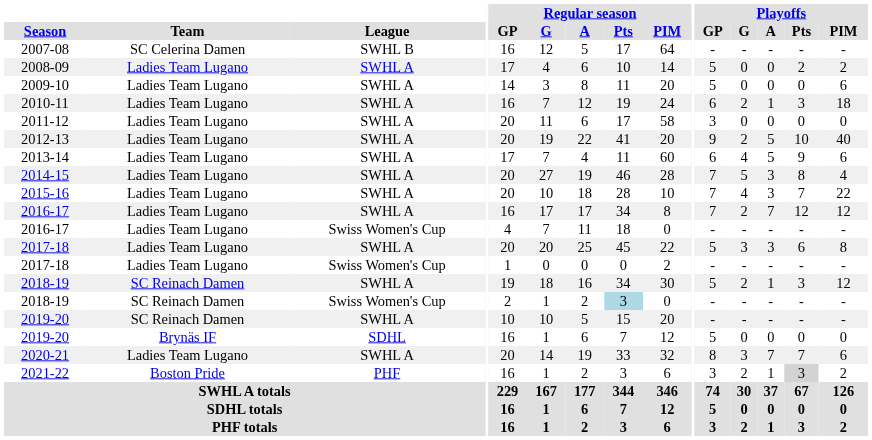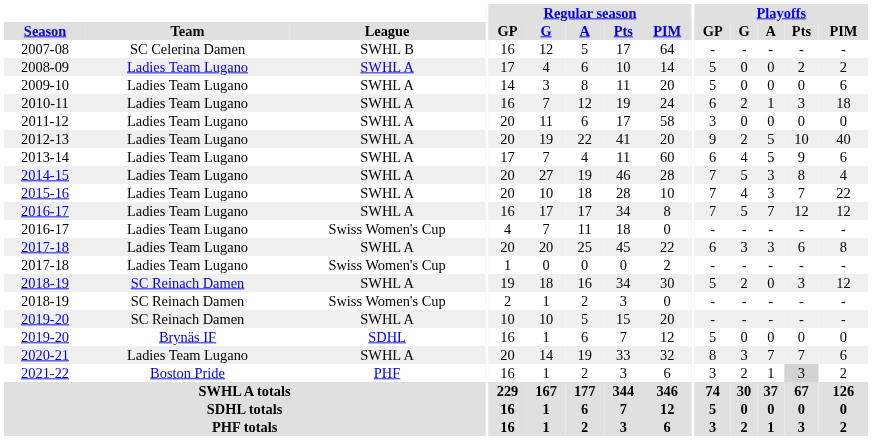(744, 211) 2 -> (744, 211) 5
(713, 247) 5 -> (713, 247) 6
(771, 283) 1 -> (771, 283) 0
(623, 301) lightblue background -> (623, 301) no background
